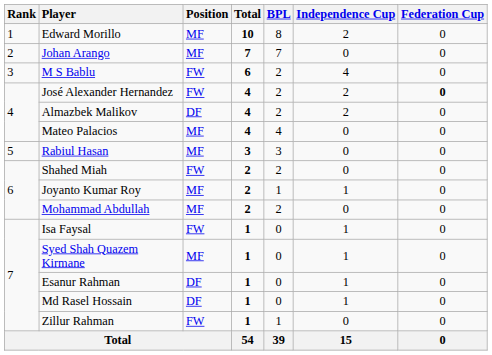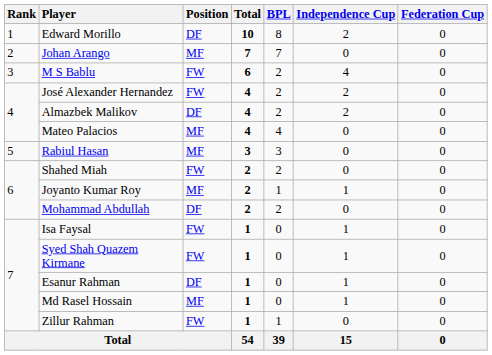(195, 33) MF -> (194, 33) DF
(443, 92) bold -> (443, 92) normal
(195, 209) MF -> (194, 209) DF
(195, 255) MF -> (195, 255) FW
(194, 301) DF -> (195, 301) MF
